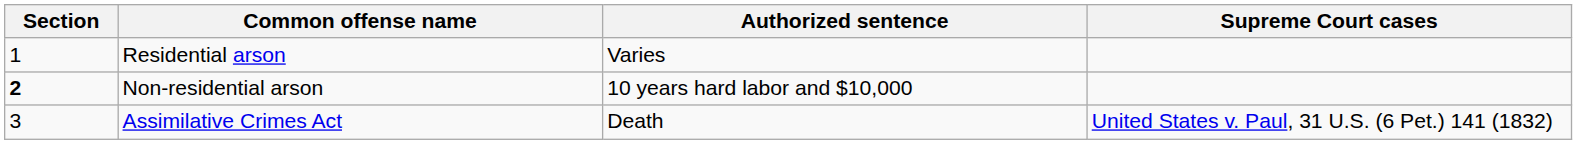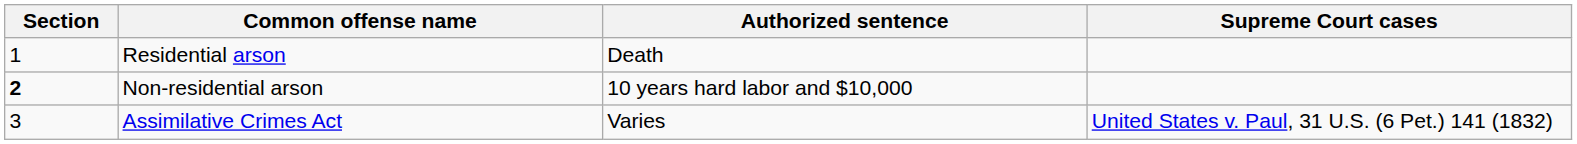(636, 54) Varies -> (635, 54) Death
(635, 121) Death -> (636, 121) Varies
